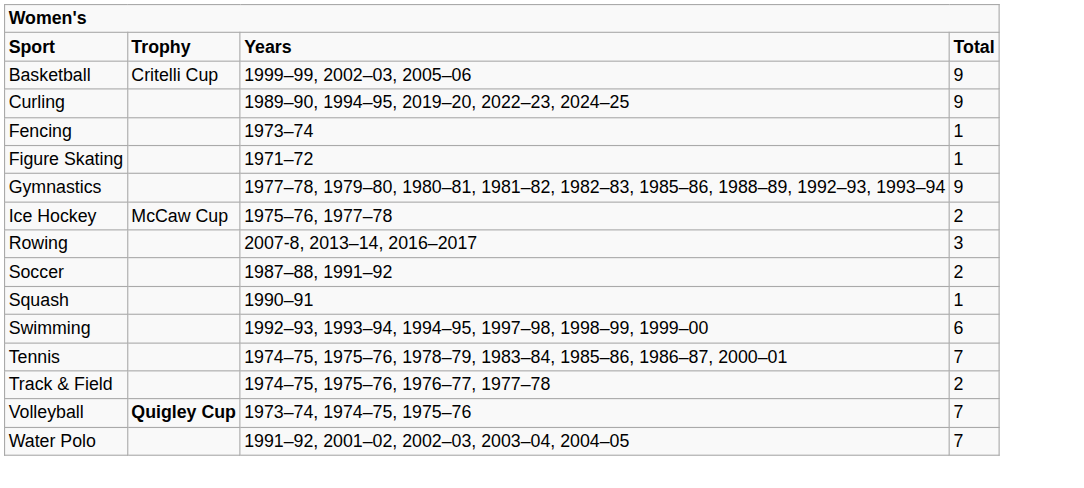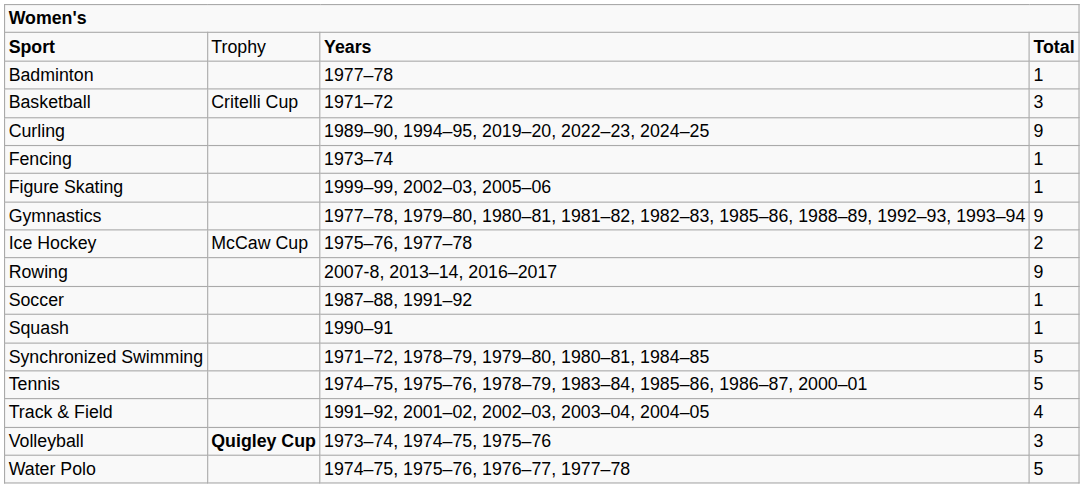(161, 46) bold -> (239, 46) normal
+ row: (51, 74)
(358, 74) 1999–99, 2002–03, 2005–06 -> (359, 103) 1971–72
(958, 74) 9 -> (1038, 103) 3
(279, 159) 1971–72 -> (438, 187) 1999–99, 2002–03, 2005–06
(958, 243) 3 -> (1038, 272) 9
(958, 272) 2 -> (1038, 300) 1
- row: (50, 328)
+ row: (106, 356)
(958, 356) 7 -> (1038, 384) 5
(397, 384) 1974–75, 1975–76, 1976–77, 1977–78 -> (517, 412) 1991–92, 2001–02, 2002–03, 2003–04, 2004–05
(958, 384) 2 -> (1038, 412) 4
(958, 412) 7 -> (1038, 441) 3
(437, 441) 1991–92, 2001–02, 2002–03, 2003–04, 2004–05 -> (477, 469) 1974–75, 1975–76, 1976–77, 1977–78
(958, 441) 7 -> (1038, 469) 5
